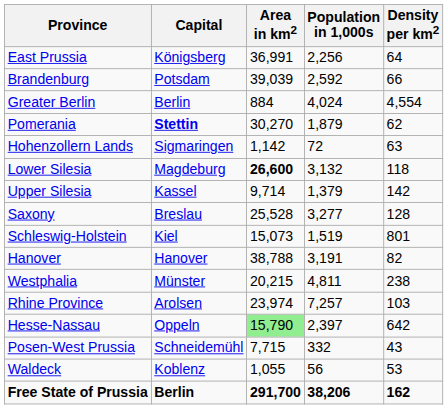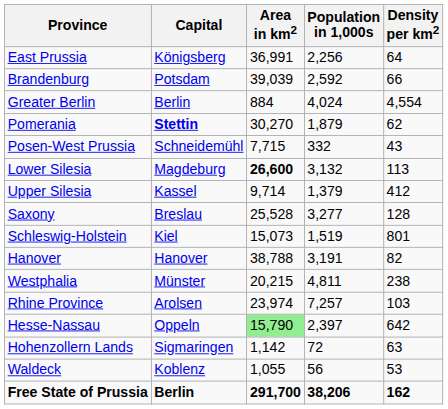rows swapped: (71, 347) <-> (70, 146)
(398, 169) 118 -> (398, 169) 113
(398, 191) 142 -> (398, 191) 412
